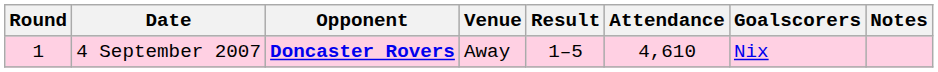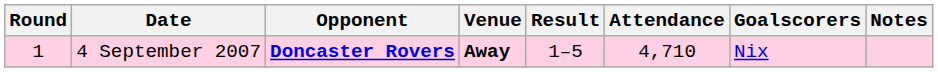(487, 52) normal -> (487, 52) bold
(667, 52) 4,610 -> (667, 52) 4,710
